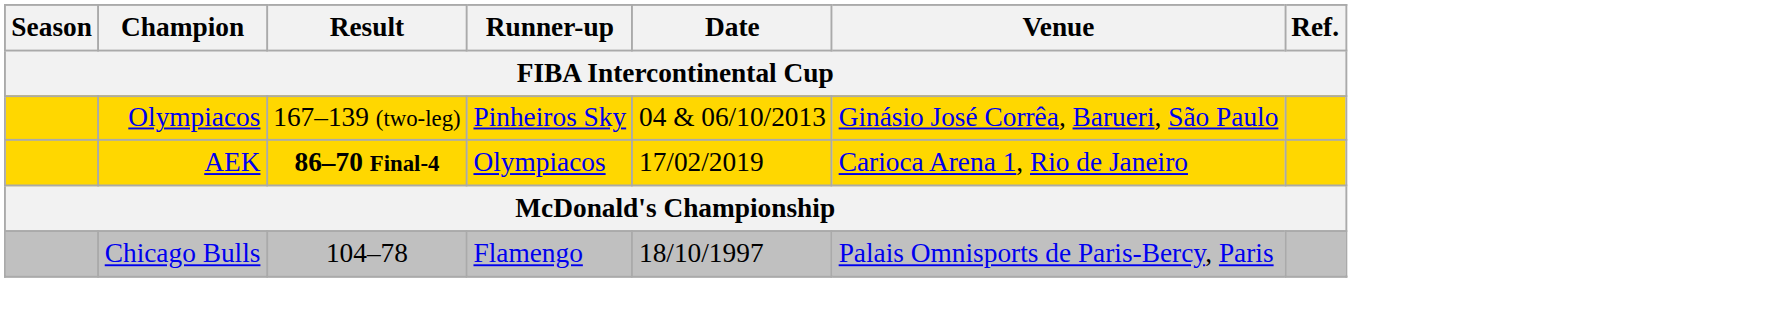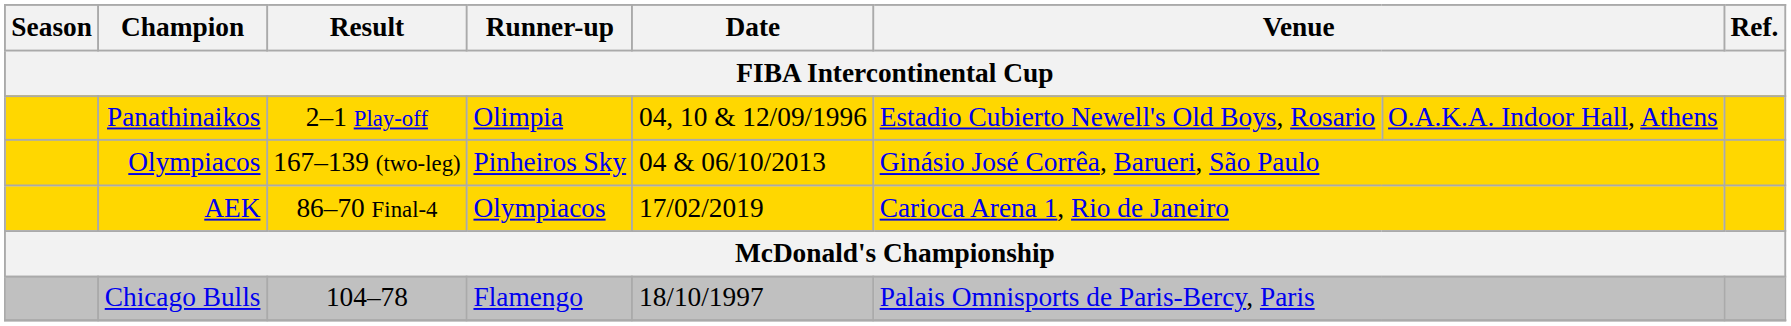+ row: (184, 117)
(367, 162) bold -> (367, 207) normal
